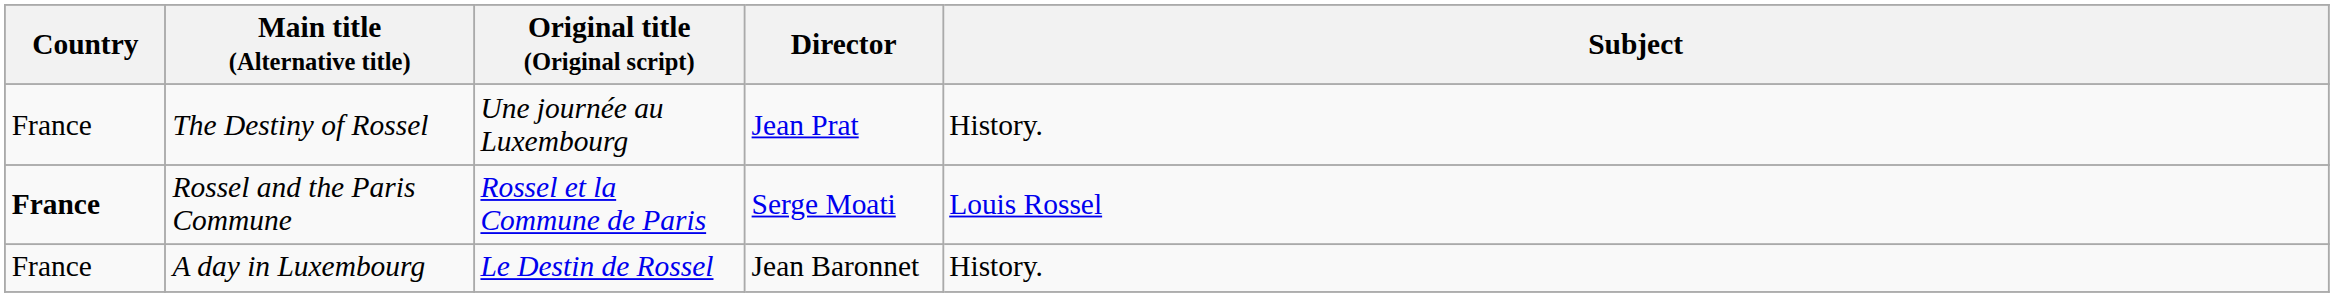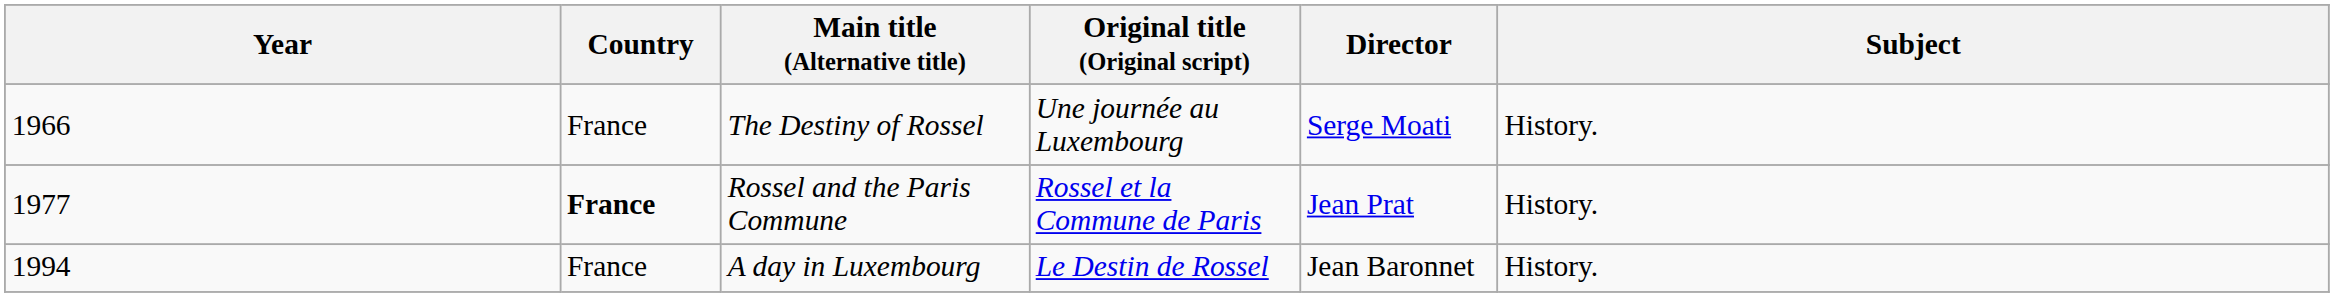+ column: (283, 44)
(805, 124) Jean Prat -> (1379, 124) Serge Moati
(824, 204) Serge Moati -> (1360, 204) Jean Prat
(1026, 204) Louis Rossel -> (1551, 204) History.
